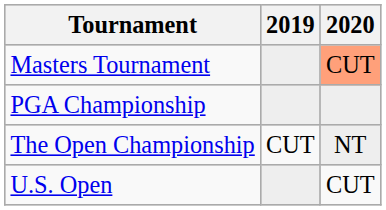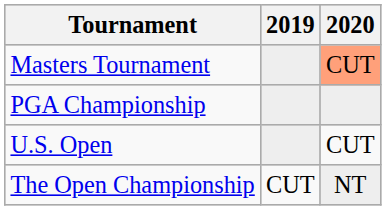rows swapped: (61, 185) <-> (133, 145)
